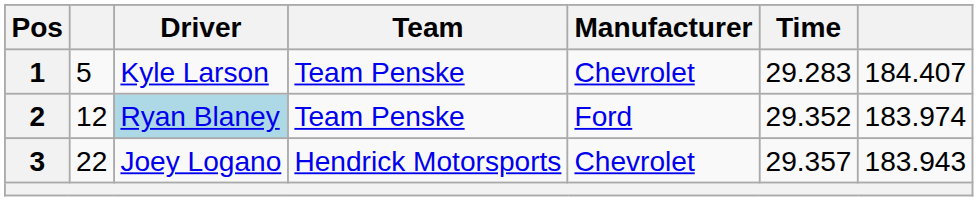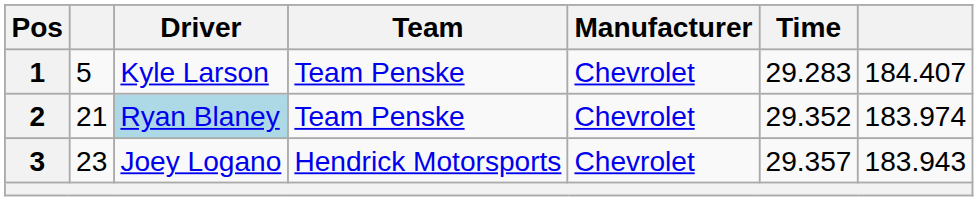(92, 116) 12 -> (92, 116) 21
(603, 116) Ford -> (635, 116) Chevrolet
(92, 161) 22 -> (92, 161) 23
